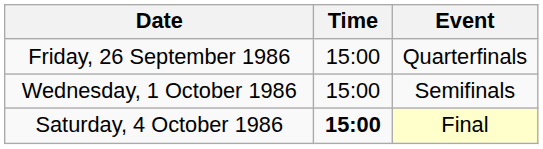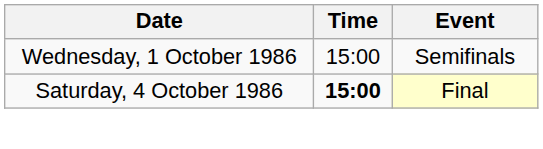- row: (159, 56)
